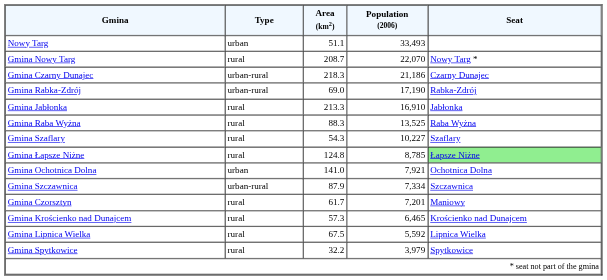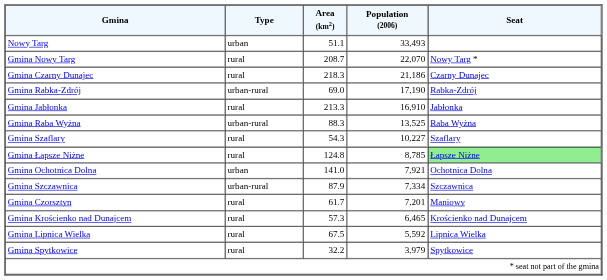(248, 75) urban-rural -> (236, 75) rural
(236, 122) rural -> (248, 122) urban-rural
